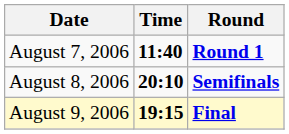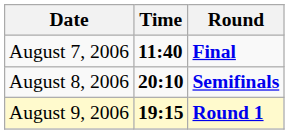(228, 50) Round 1 -> (214, 50) Final
(214, 112) Final -> (228, 112) Round 1
